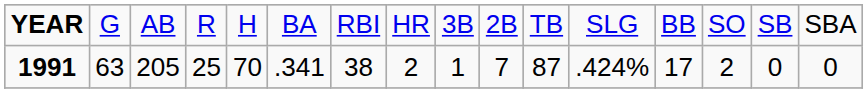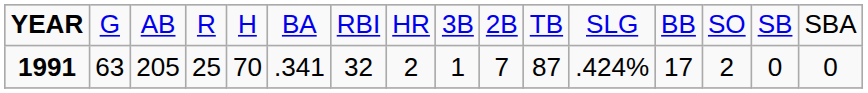(358, 66) 38 -> (358, 66) 32
